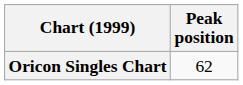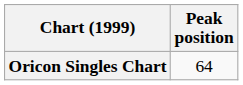(204, 65) 62 -> (204, 65) 64
